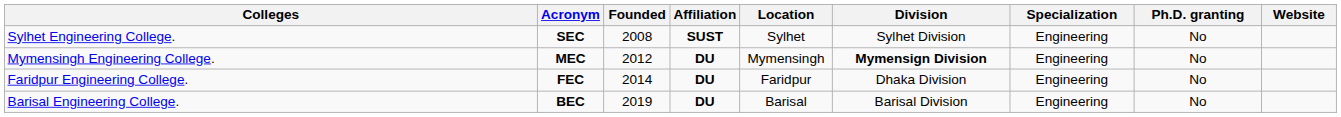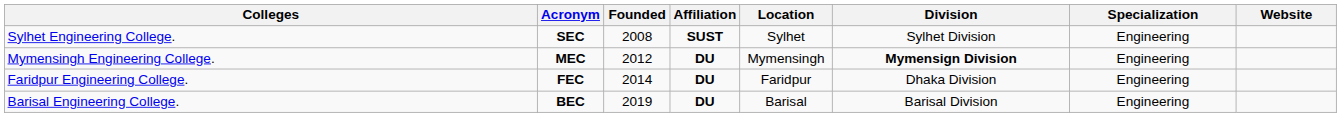- column: (1198, 15)
